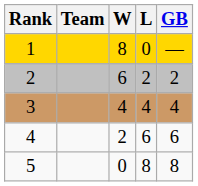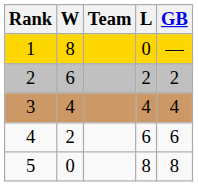columns swapped: (83, 19) <-> (122, 19)
